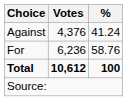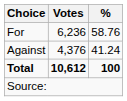rows swapped: (16, 50) <-> (26, 31)
